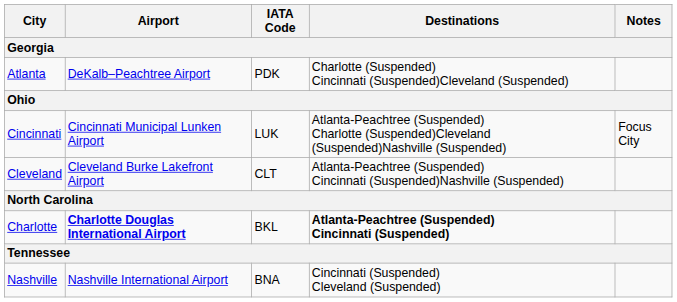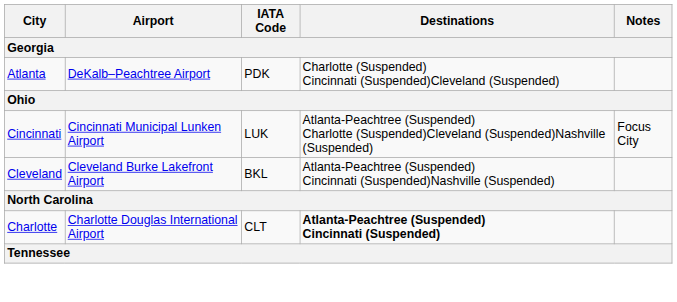(266, 174) CLT -> (256, 174) BKL
(127, 227) bold -> (153, 227) normal
(266, 227) BKL -> (255, 227) CLT
- row: (32, 280)
